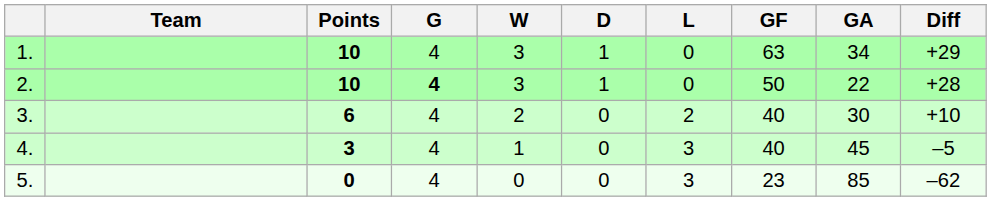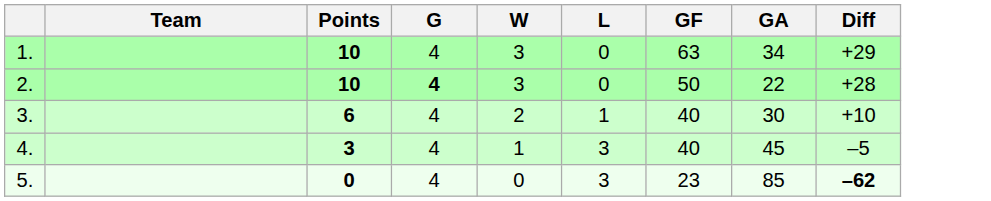- column: (604, 20)
(689, 116) 2 -> (604, 116) 1
(943, 180) normal -> (859, 180) bold
